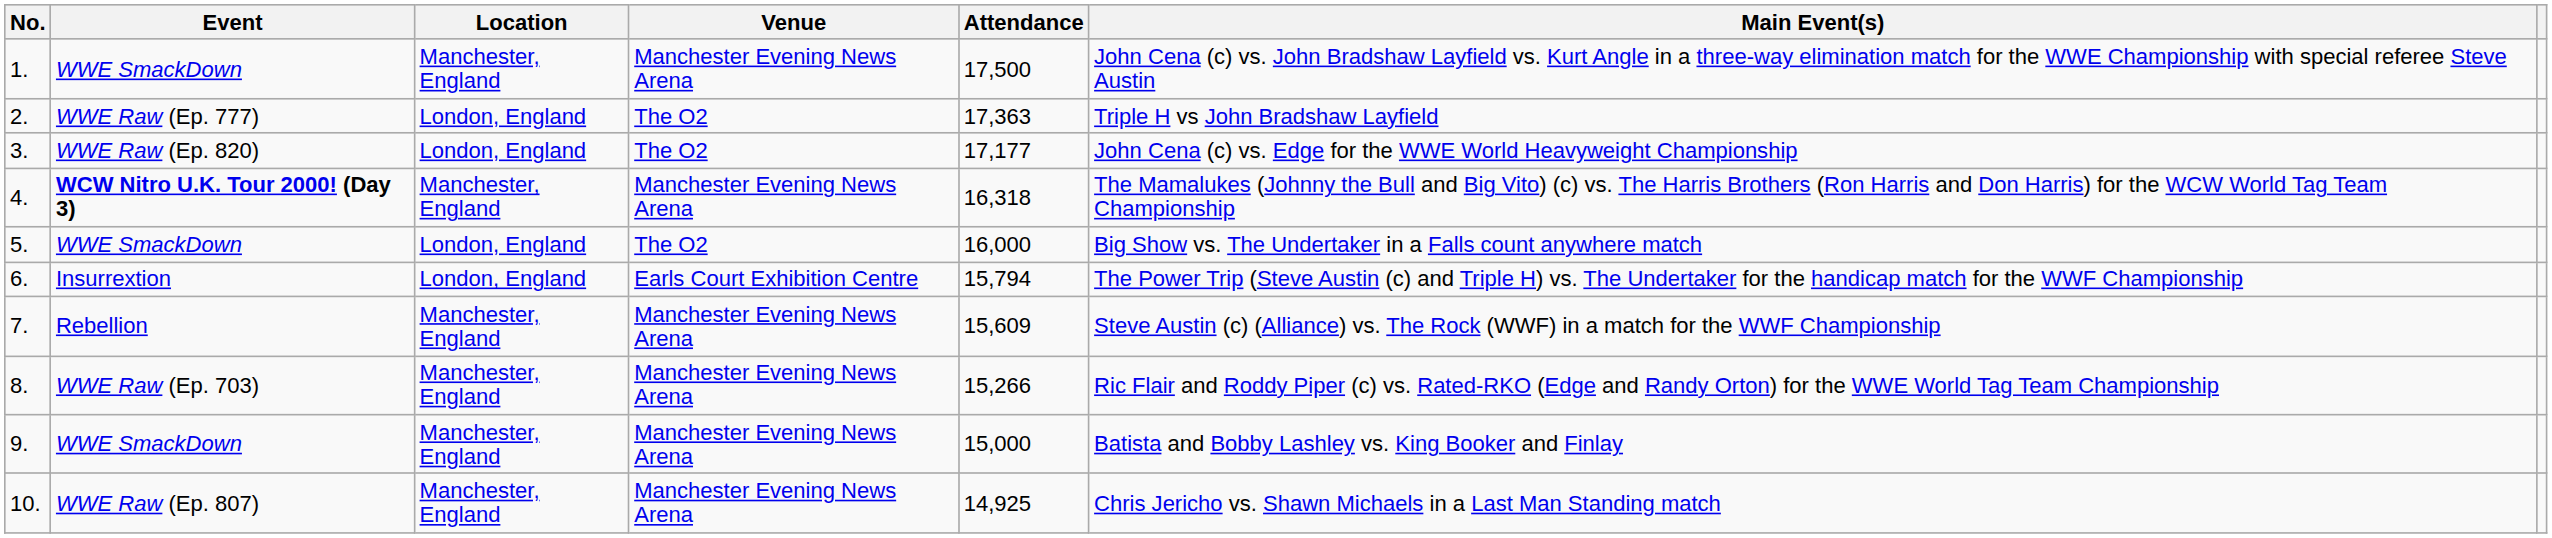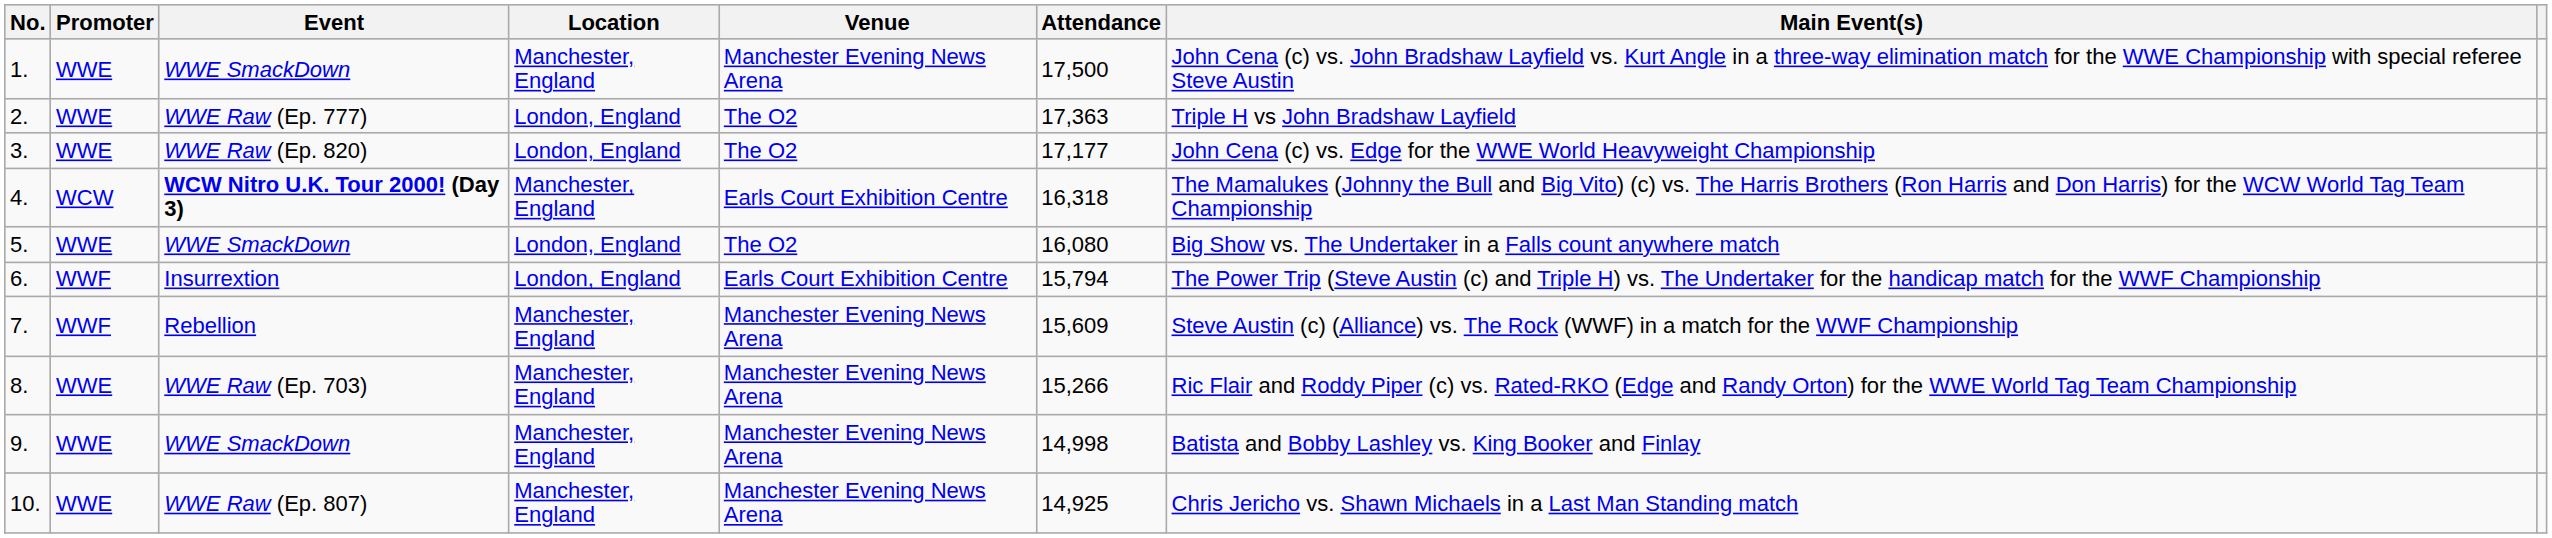+ column: (105, 22)
(765, 197) Manchester Evening News Arena -> (866, 197) Earls Court Exhibition Centre
(997, 244) 16,000 -> (1075, 244) 16,080
(997, 444) 15,000 -> (1075, 444) 14,998
